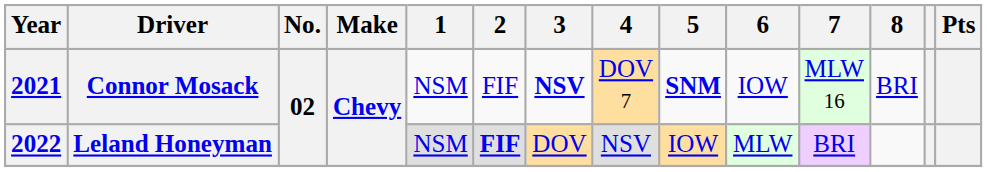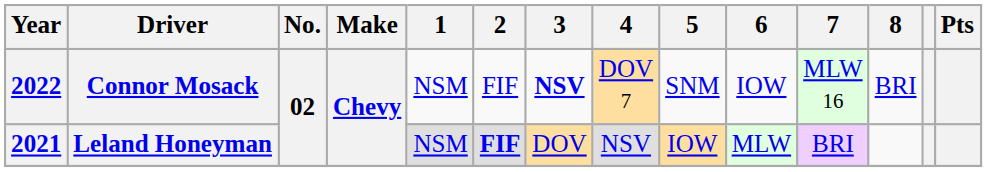(36, 85) 2021 -> (36, 85) 2022
(693, 85) bold -> (692, 85) normal
(36, 144) 2022 -> (36, 144) 2021
